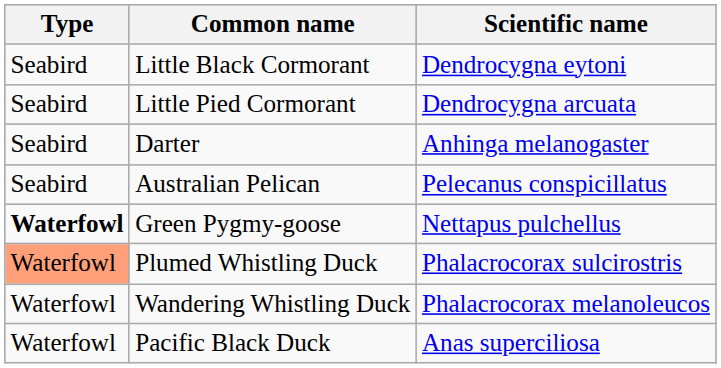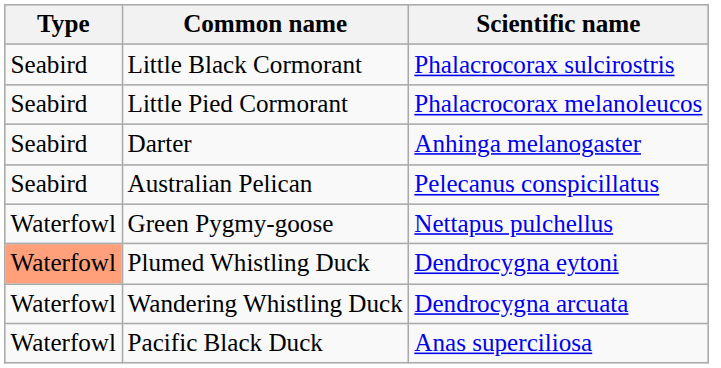(524, 64) Dendrocygna eytoni -> (544, 64) Phalacrocorax sulcirostris
(529, 104) Dendrocygna arcuata -> (558, 104) Phalacrocorax melanoleucos
(67, 223) bold -> (63, 223) normal
(552, 263) Phalacrocorax sulcirostris -> (517, 263) Dendrocygna eytoni
(566, 303) Phalacrocorax melanoleucos -> (521, 303) Dendrocygna arcuata
